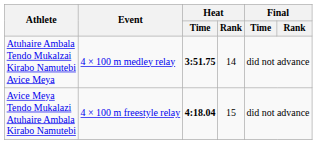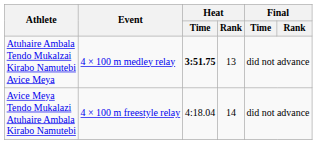(231, 62) 14 -> (231, 62) 13
(200, 114) bold -> (200, 114) normal
(231, 114) 15 -> (231, 114) 14
